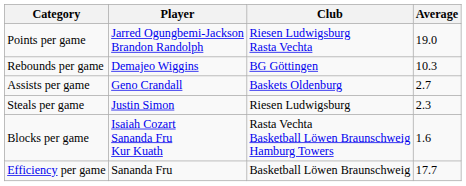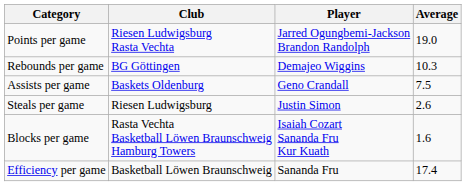columns swapped: (177, 14) <-> (330, 14)
(423, 85) 2.7 -> (423, 85) 7.5
(423, 104) 2.3 -> (423, 104) 2.6
(426, 170) 17.7 -> (426, 170) 17.4
